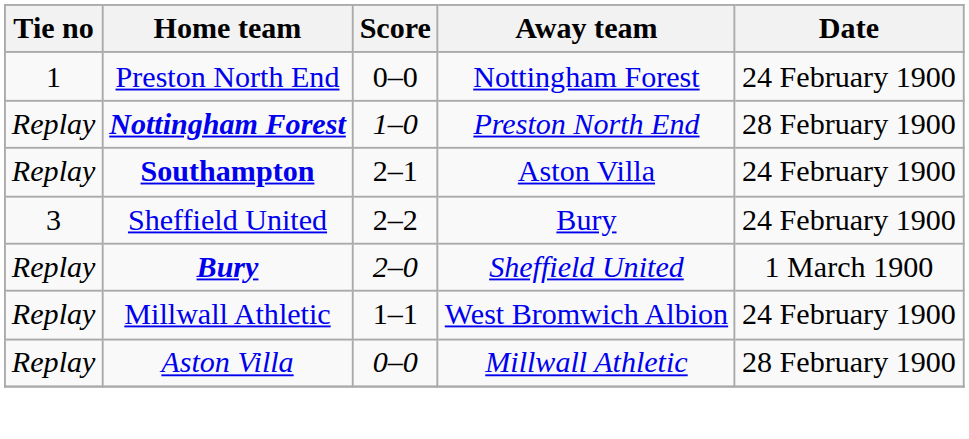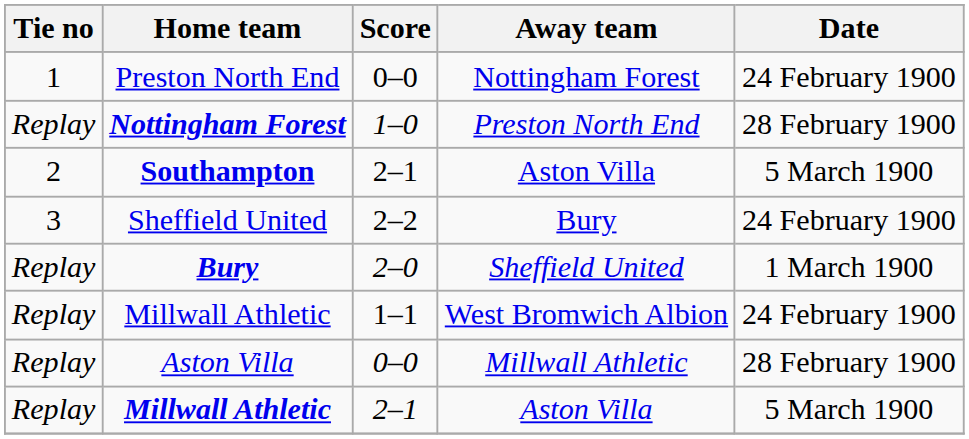(54, 171) Replay -> (54, 171) 2
(849, 171) 24 February 1900 -> (849, 171) 5 March 1900
+ row: (228, 409)
